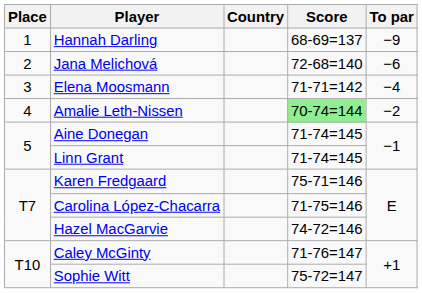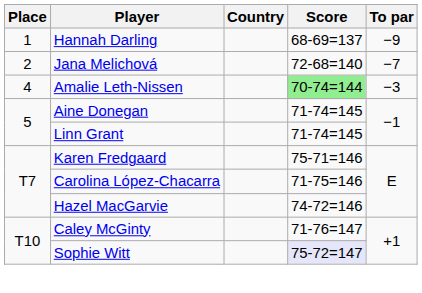(392, 64) −6 -> (392, 64) −7
- row: (112, 87)
(392, 111) −2 -> (392, 87) −3
(327, 276) no background -> (327, 252) lavender background
